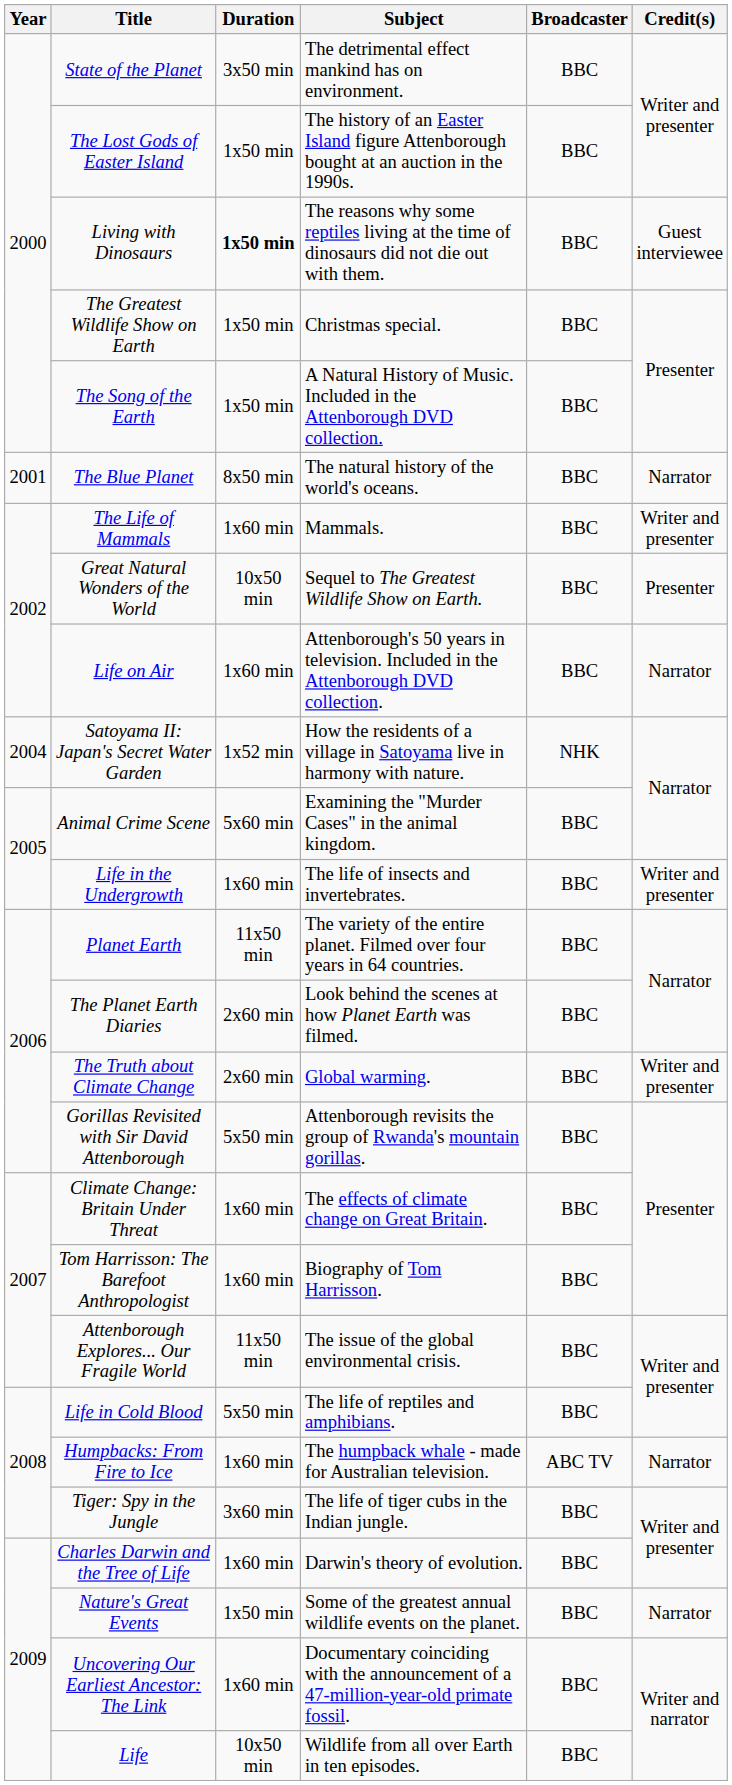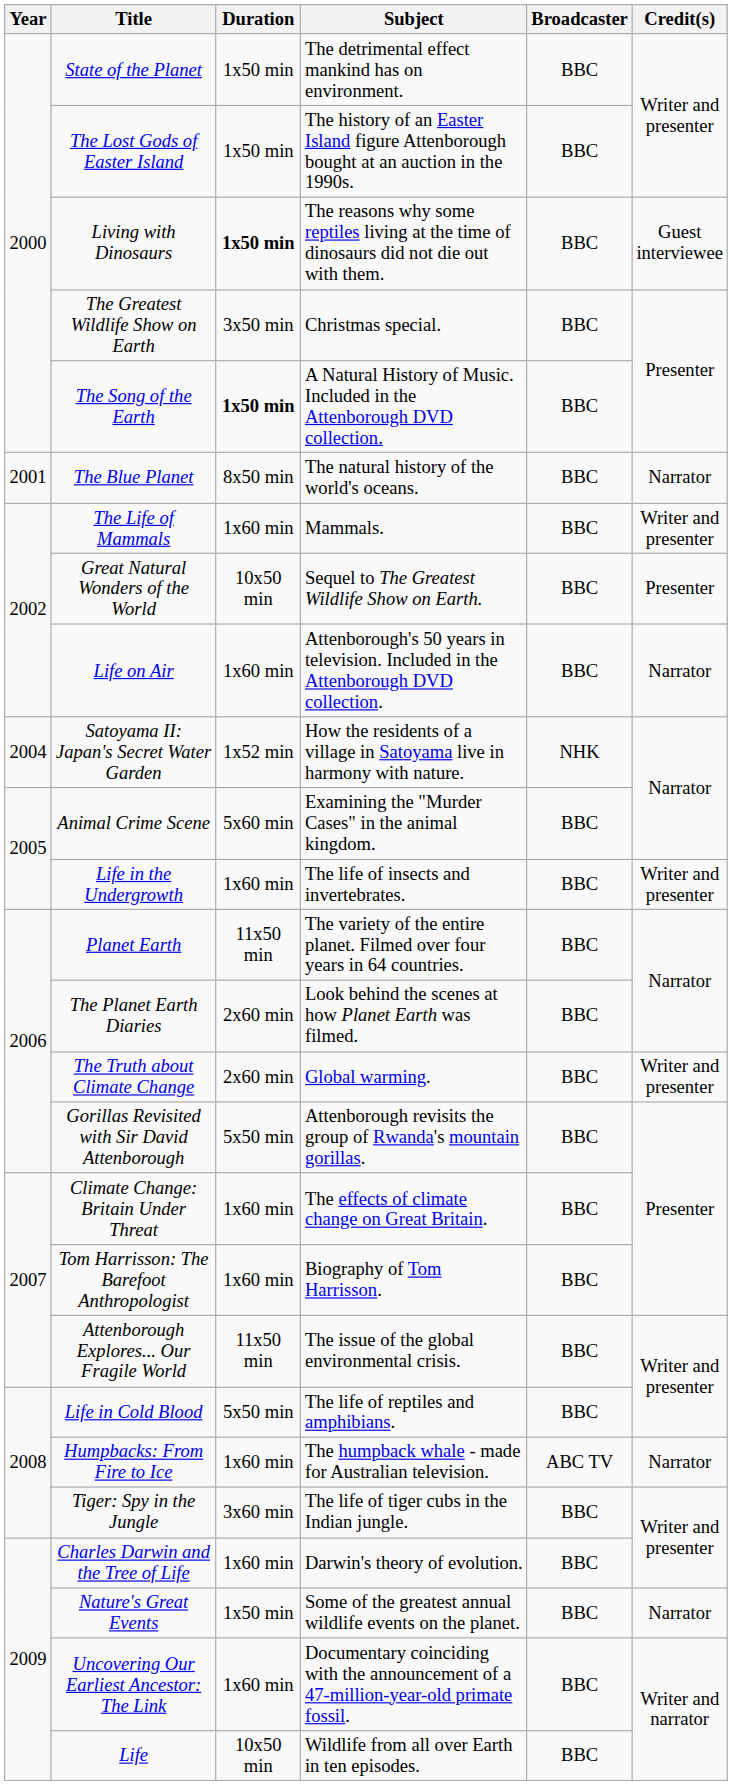(258, 69) 3x50 min -> (258, 69) 1x50 min
(258, 324) 1x50 min -> (258, 324) 3x50 min
(258, 406) normal -> (258, 406) bold
